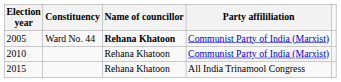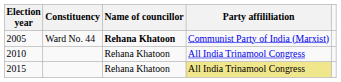(259, 54) Communist Party of India (Marxist) -> (247, 54) All India Trinamool Congress
(247, 69) no background -> (247, 69) khaki background
